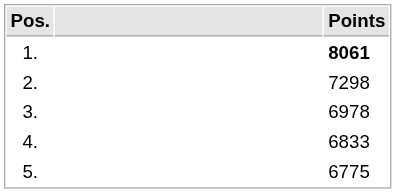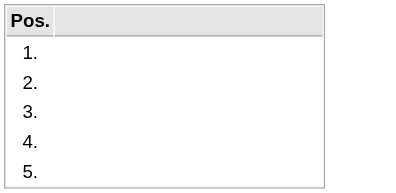- column: (357, 21)
